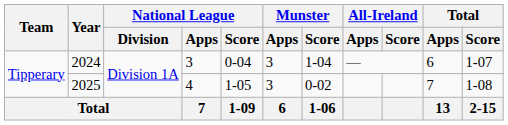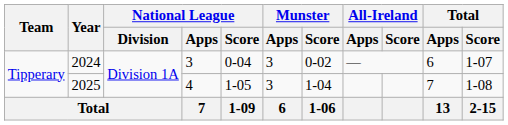(318, 62) 1-04 -> (318, 62) 0-02
(318, 85) 0-02 -> (318, 85) 1-04
